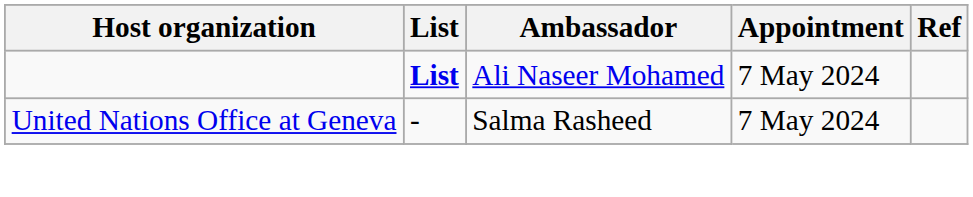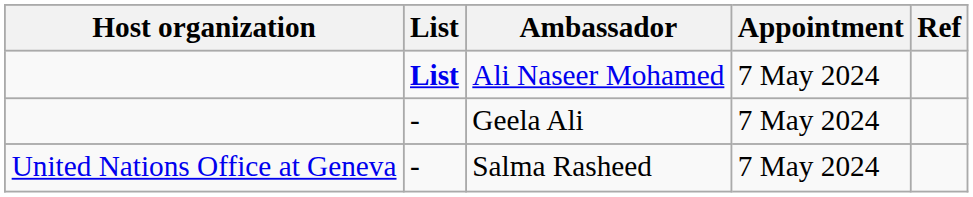+ row: (528, 120)
